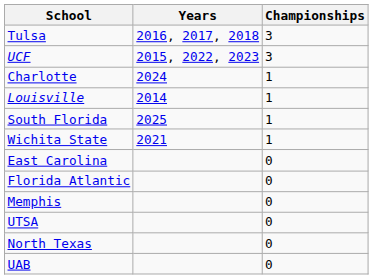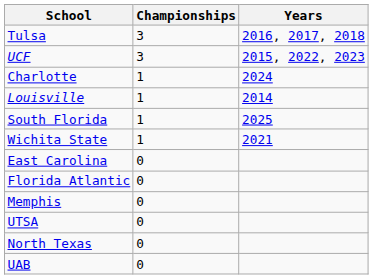columns swapped: (315, 15) <-> (198, 15)
